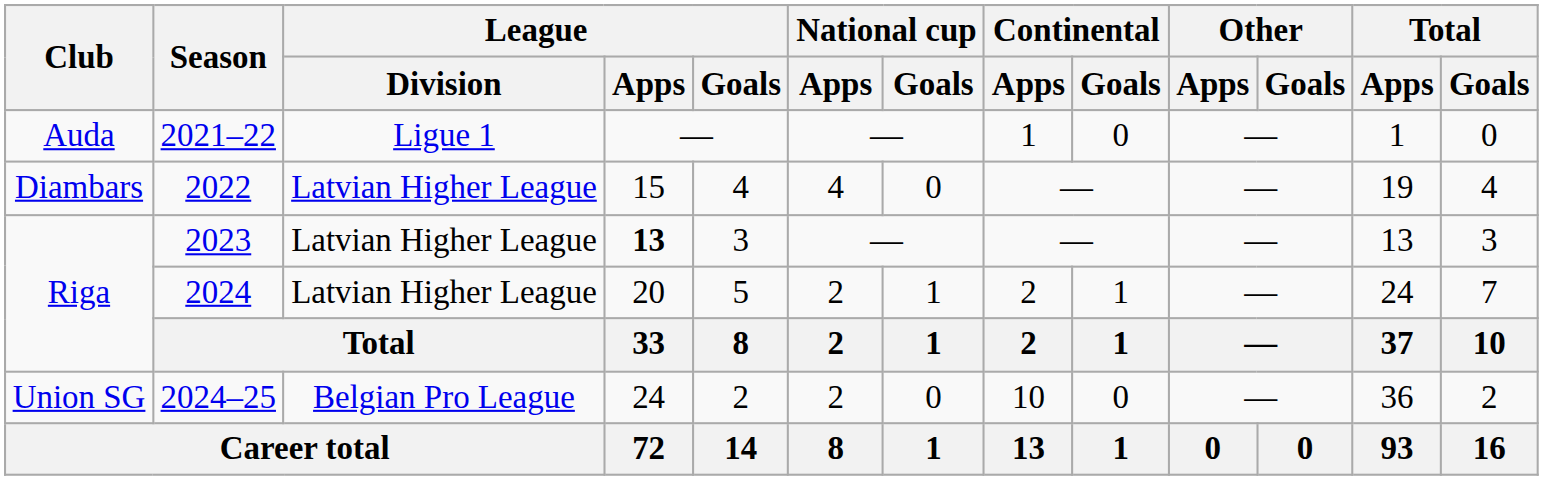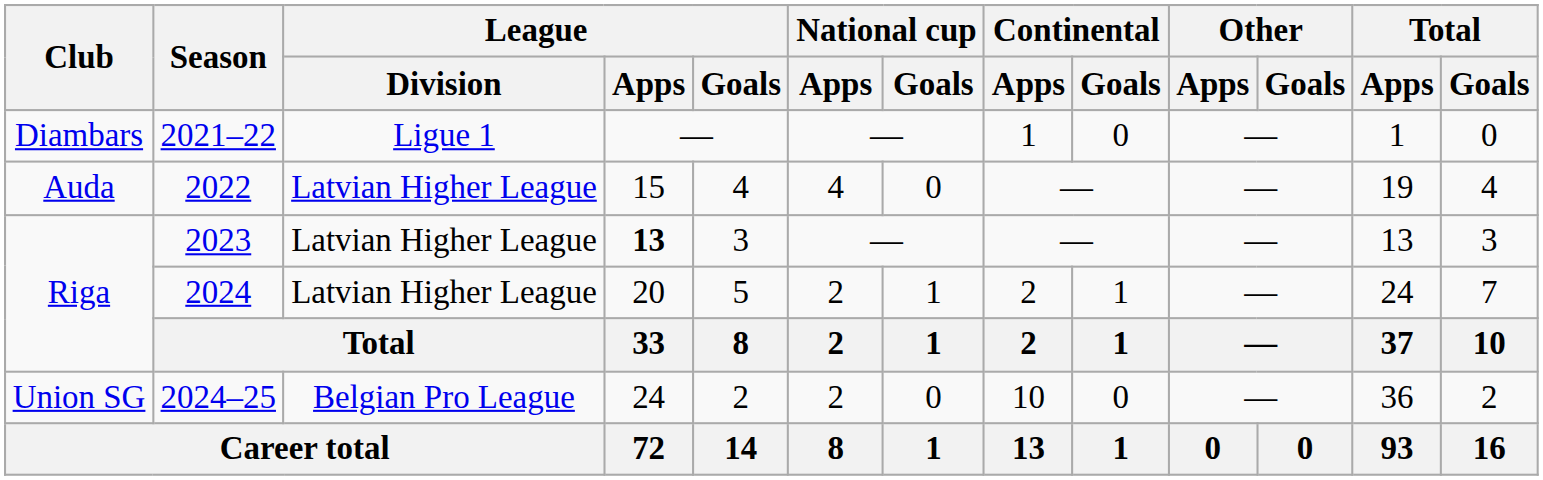(79, 135) Auda -> (79, 135) Diambars
(79, 187) Diambars -> (79, 187) Auda
